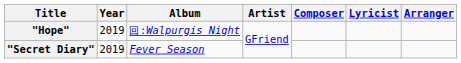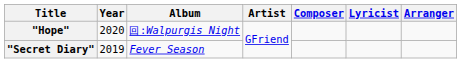(112, 31) 2019 -> (112, 31) 2020
